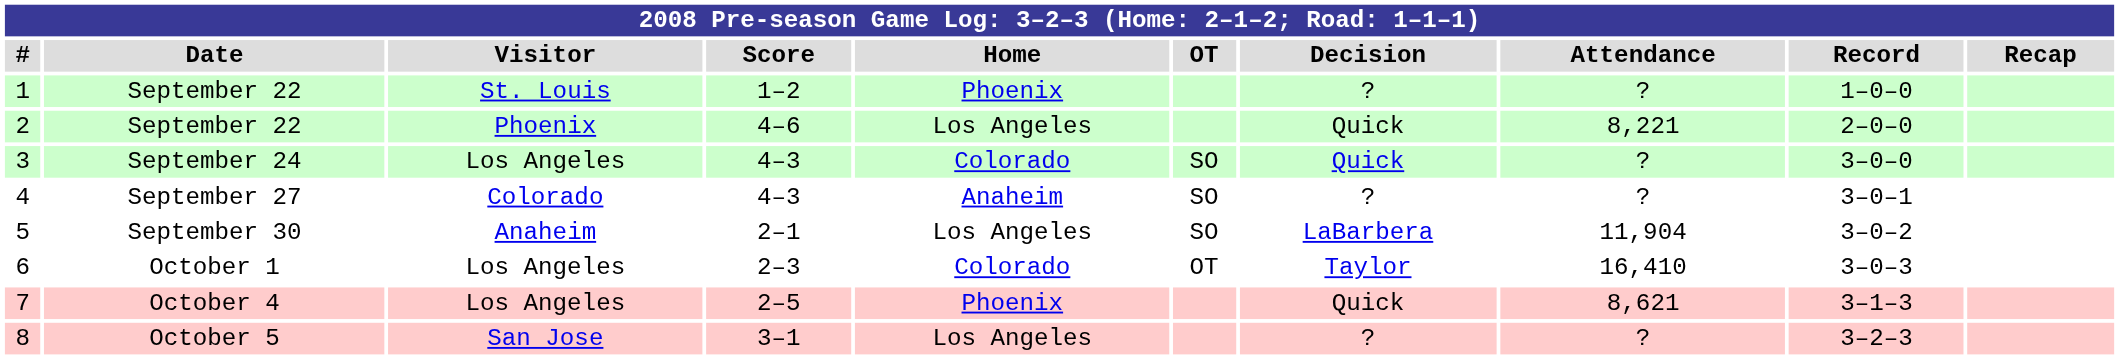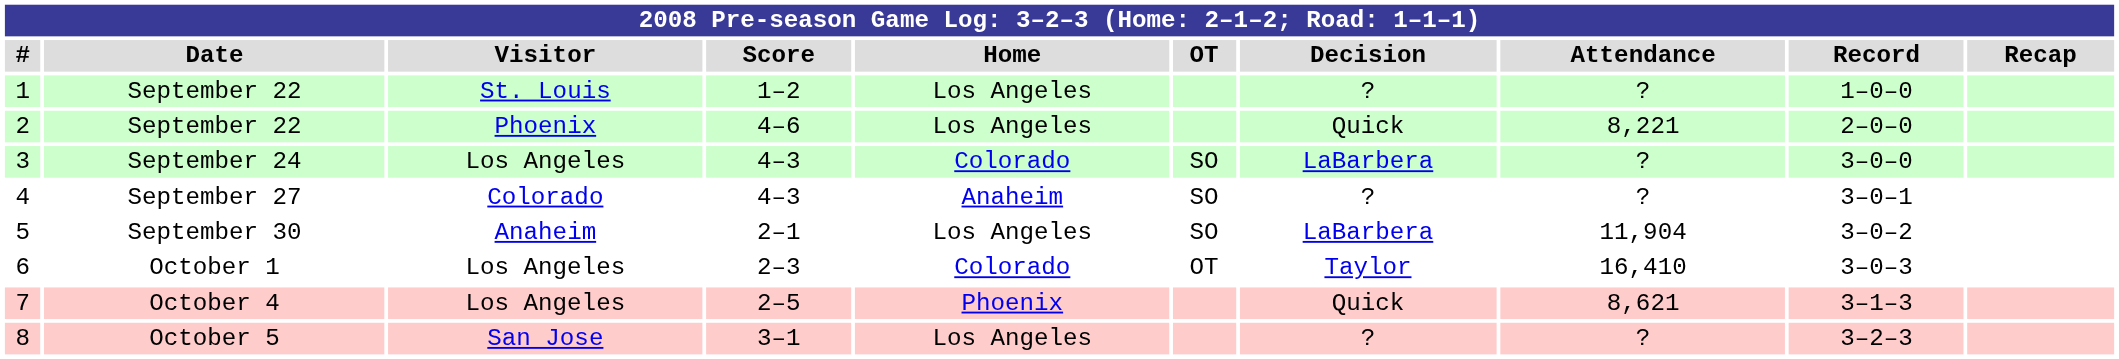(1012, 91) Phoenix -> (1012, 91) Los Angeles
(1368, 161) Quick -> (1368, 161) LaBarbera
